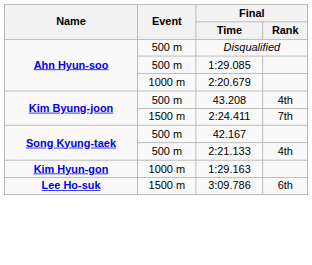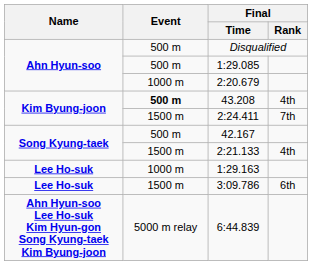(167, 100) normal -> (166, 100) bold
(167, 152) 500 m -> (166, 152) 1500 m
(71, 169) Kim Hyun-gon -> (64, 169) Lee Ho-suk
+ row: (238, 228)
